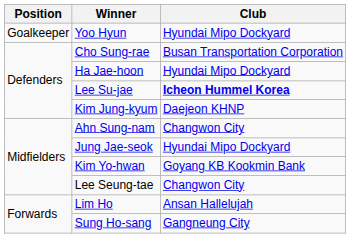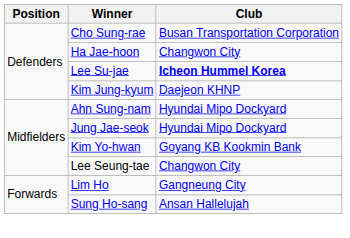- row: (101, 33)
(227, 71) Hyundai Mipo Dockyard -> (200, 52) Changwon City
(204, 128) Changwon City -> (223, 109) Hyundai Mipo Dockyard
(208, 204) Ansan Hallelujah -> (202, 185) Gangneung City
(206, 223) Gangneung City -> (204, 204) Ansan Hallelujah
